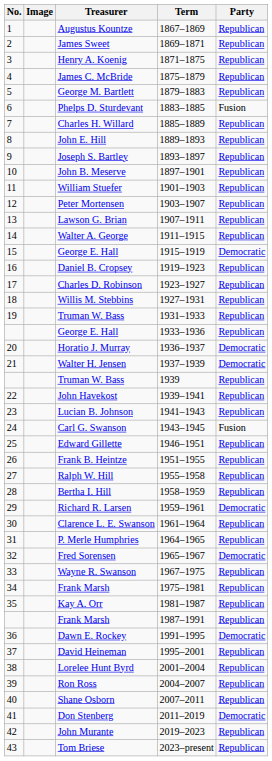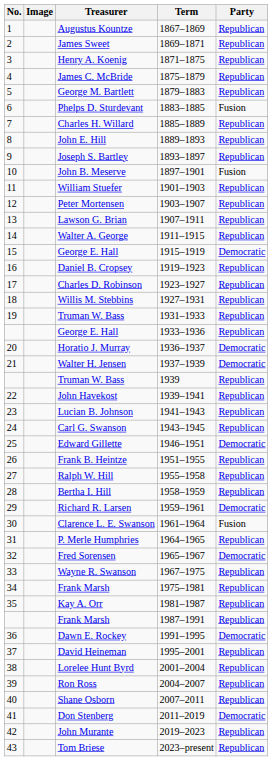(241, 172) Republican -> (232, 172) Fusion
(232, 428) Fusion -> (241, 428) Republican
(241, 444) Republican -> (242, 444) Democratic
(241, 524) Republican -> (232, 524) Fusion
